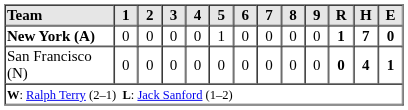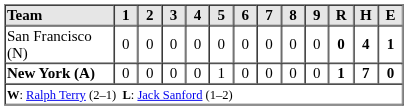rows swapped: (51, 35) <-> (49, 65)
